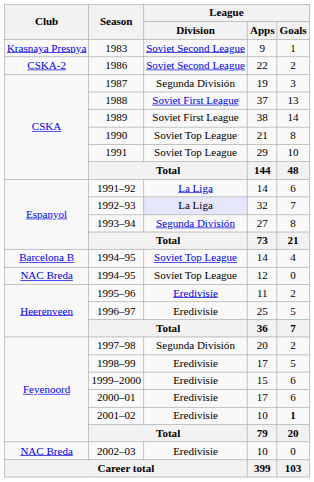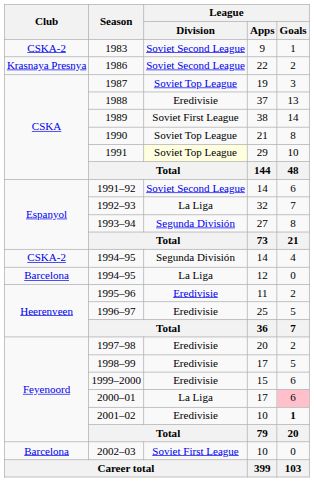(47, 48) Krasnaya Presnya -> (47, 48) CSKA-2
(47, 65) CSKA-2 -> (47, 65) Krasnaya Presnya
(196, 83) Segunda División -> (196, 83) Soviet Top League
(196, 100) Soviet First League -> (196, 100) Eredivisie
(196, 153) no background -> (196, 153) lightyellow background
(196, 188) La Liga -> (196, 188) Soviet Second League
(196, 205) lavender background -> (196, 205) no background
(47, 258) Barcelona B -> (47, 258) CSKA-2
(196, 258) Soviet Top League -> (196, 258) Segunda División
(47, 275) NAC Breda -> (47, 275) Barcelona
(196, 275) Soviet Top League -> (196, 275) La Liga
(196, 345) Segunda División -> (196, 345) Eredivisie
(196, 398) Eredivisie -> (196, 398) La Liga
(293, 398) no background -> (293, 398) pink background
(47, 450) NAC Breda -> (47, 450) Barcelona
(196, 450) Eredivisie -> (196, 450) Soviet First League
